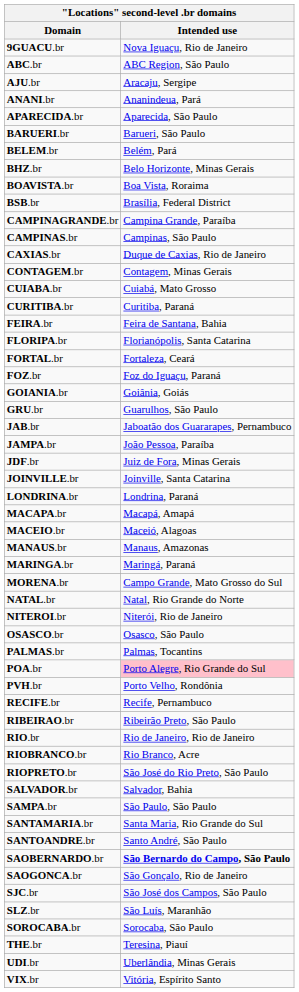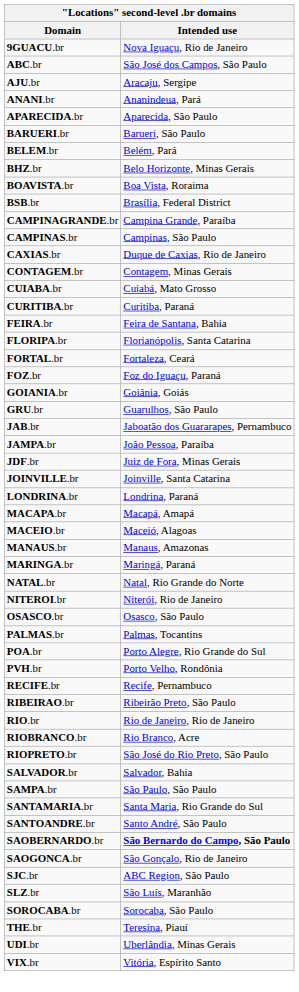(176, 64) ABC Region, São Paulo -> (195, 64) São José dos Campos, São Paulo
- row: (38, 582)
(194, 668) pink background -> (194, 651) no background
(195, 893) São José dos Campos, São Paulo -> (176, 875) ABC Region, São Paulo
